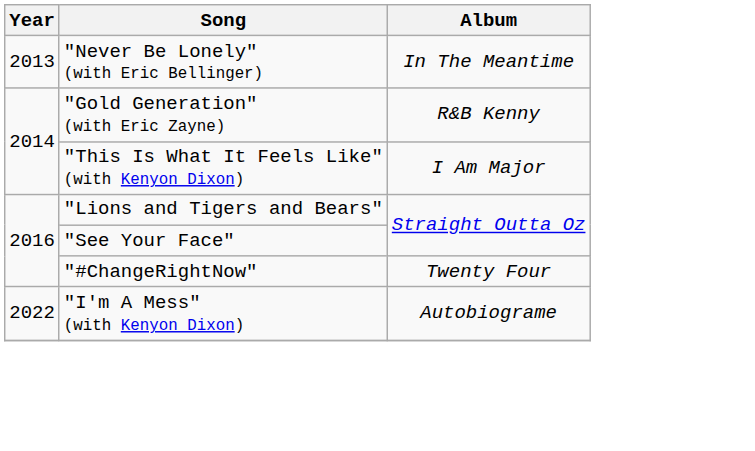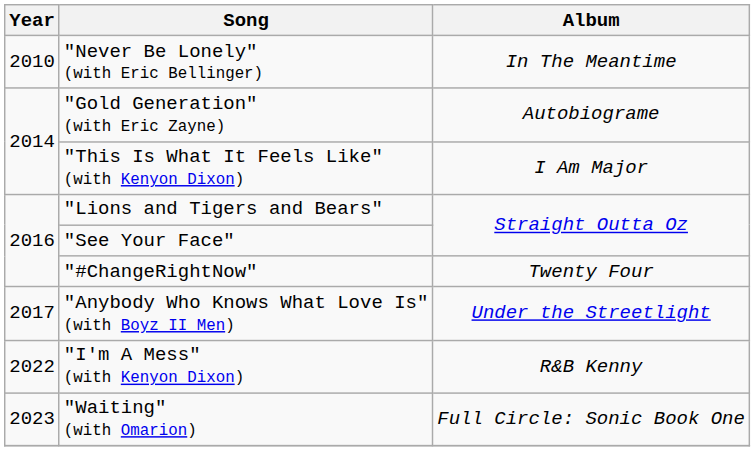(32, 62) 2013 -> (32, 62) 2010
(489, 115) R&B Kenny -> (591, 115) Autobiograme
+ row: (246, 313)
(489, 313) Autobiograme -> (591, 366) R&B Kenny
+ row: (130, 418)
